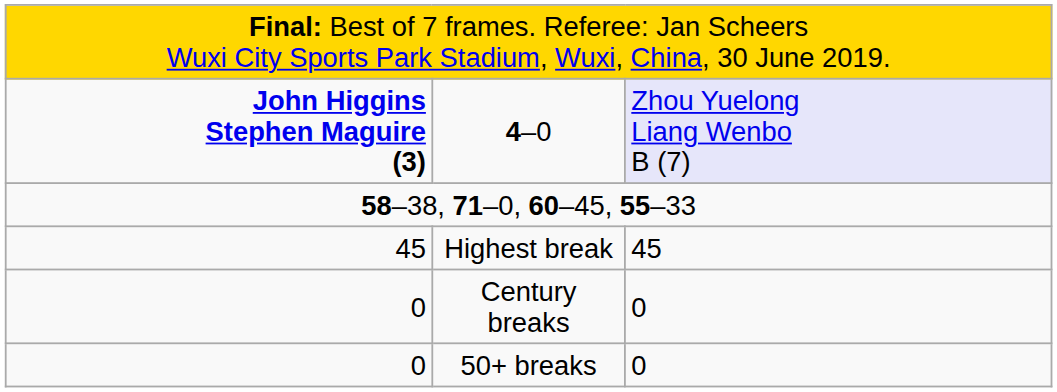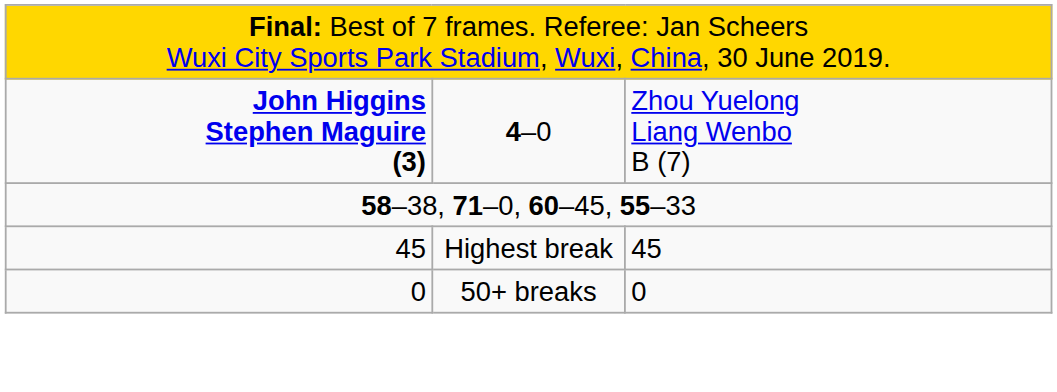(715, 131) lavender background -> (715, 131) no background
- row: (529, 307)
